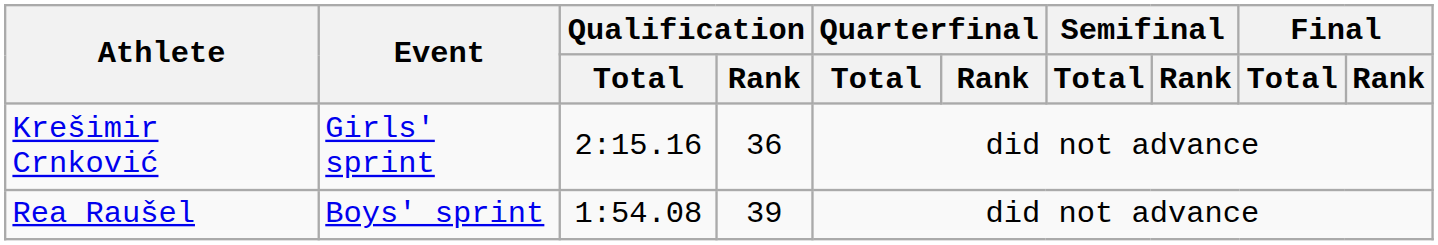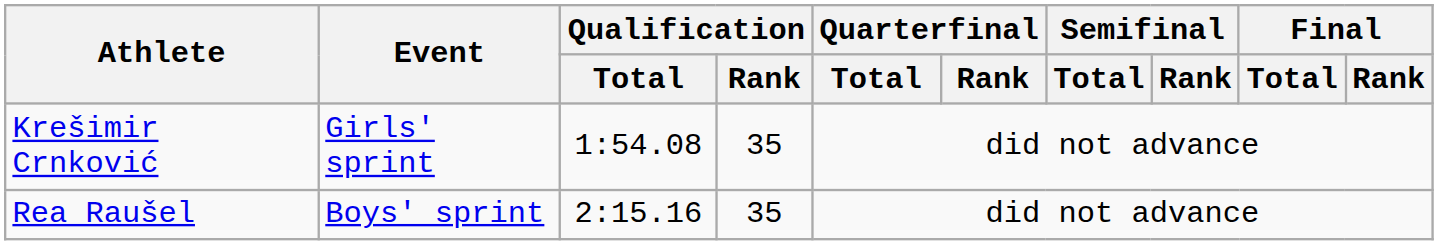(638, 147) 2:15.16 -> (638, 147) 1:54.08
(764, 147) 36 -> (764, 147) 35
(638, 214) 1:54.08 -> (638, 214) 2:15.16
(764, 214) 39 -> (764, 214) 35
